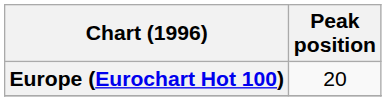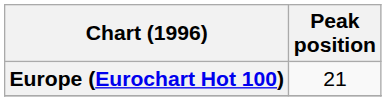(335, 78) 20 -> (335, 78) 21
